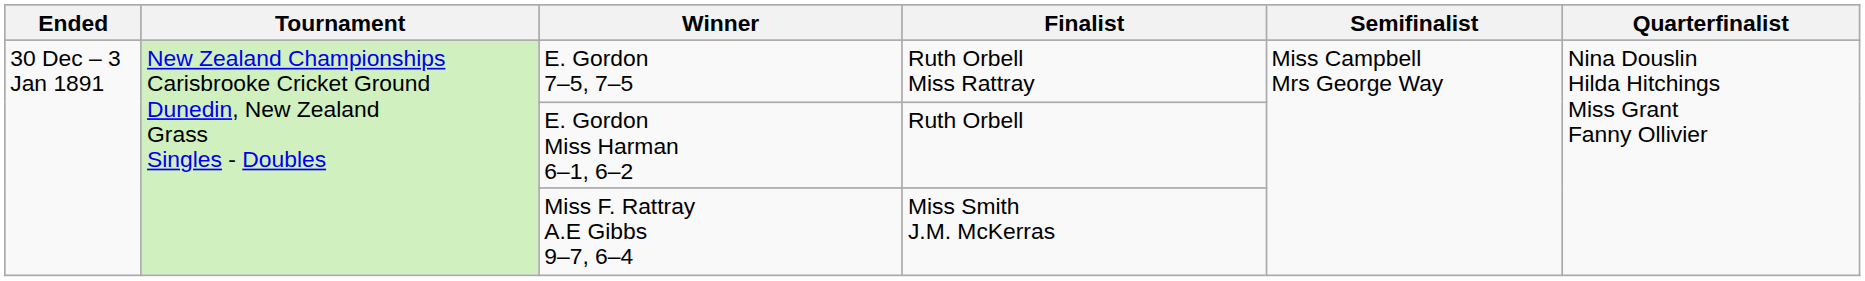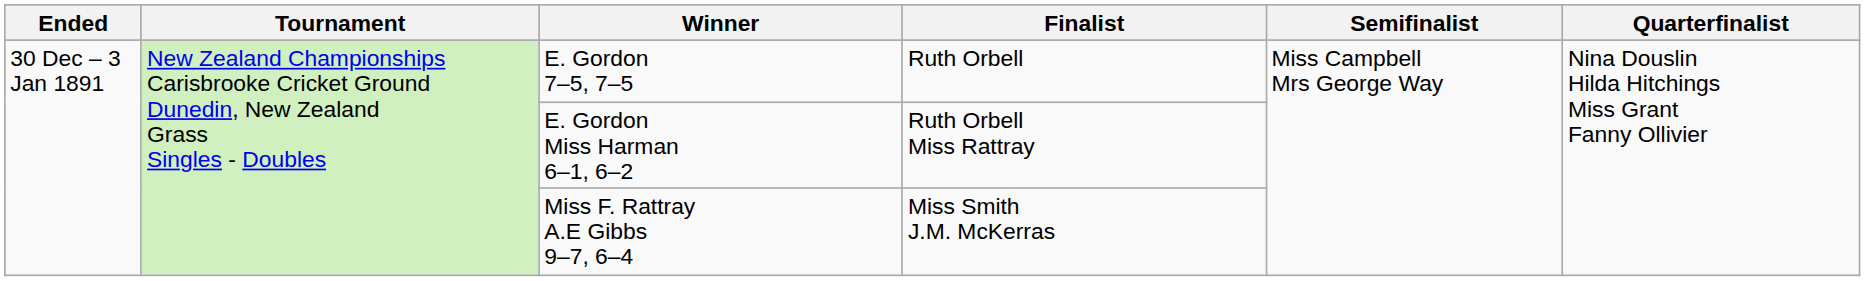(971, 71) Ruth Orbell Miss Rattray -> (966, 58) Ruth Orbell
(966, 120) Ruth Orbell -> (971, 132) Ruth Orbell Miss Rattray
